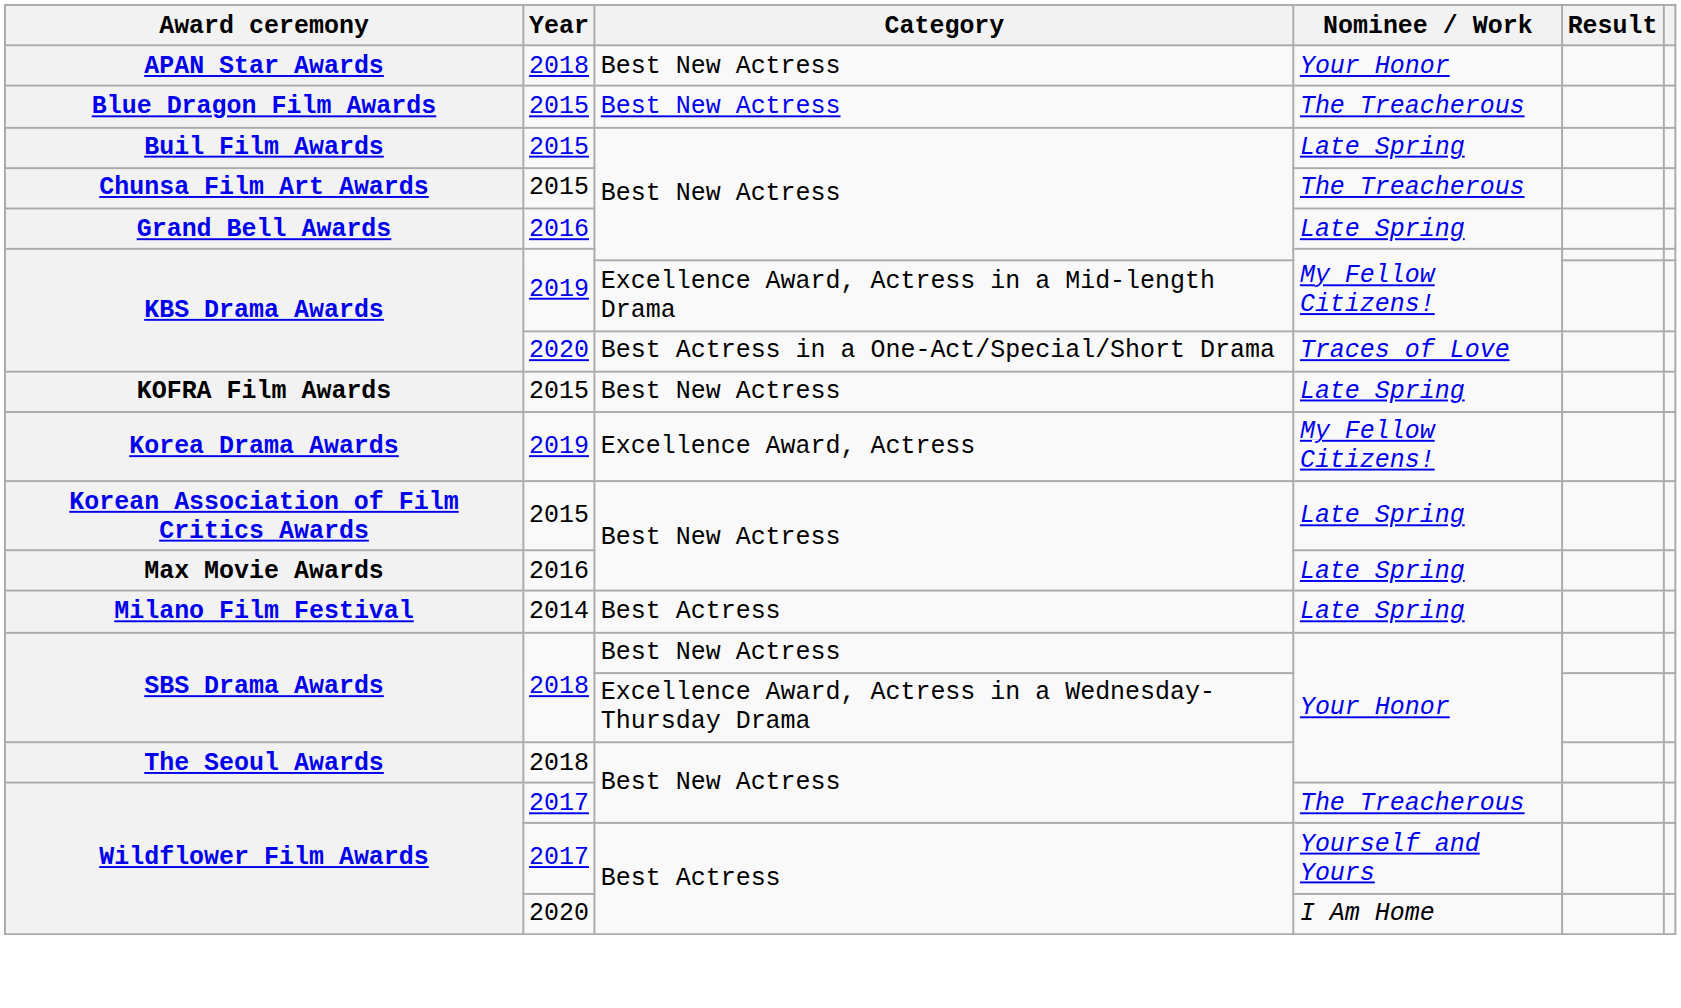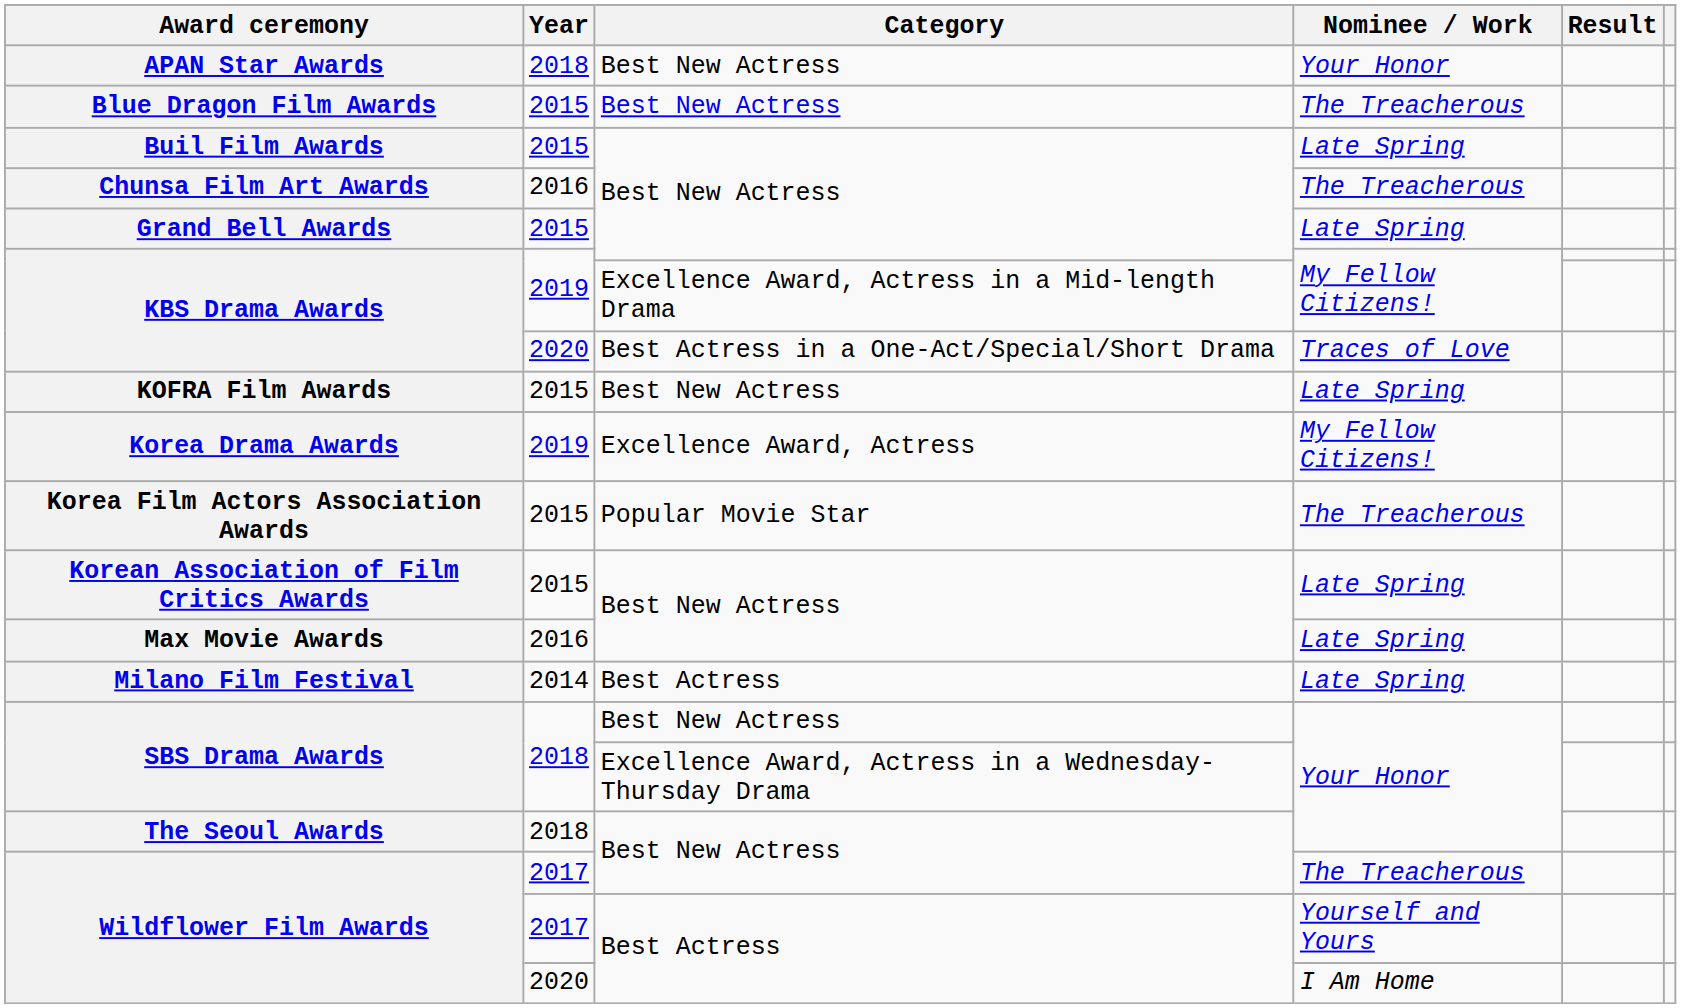(559, 188) 2015 -> (559, 188) 2016
(559, 229) 2016 -> (559, 229) 2015
+ row: (264, 516)
